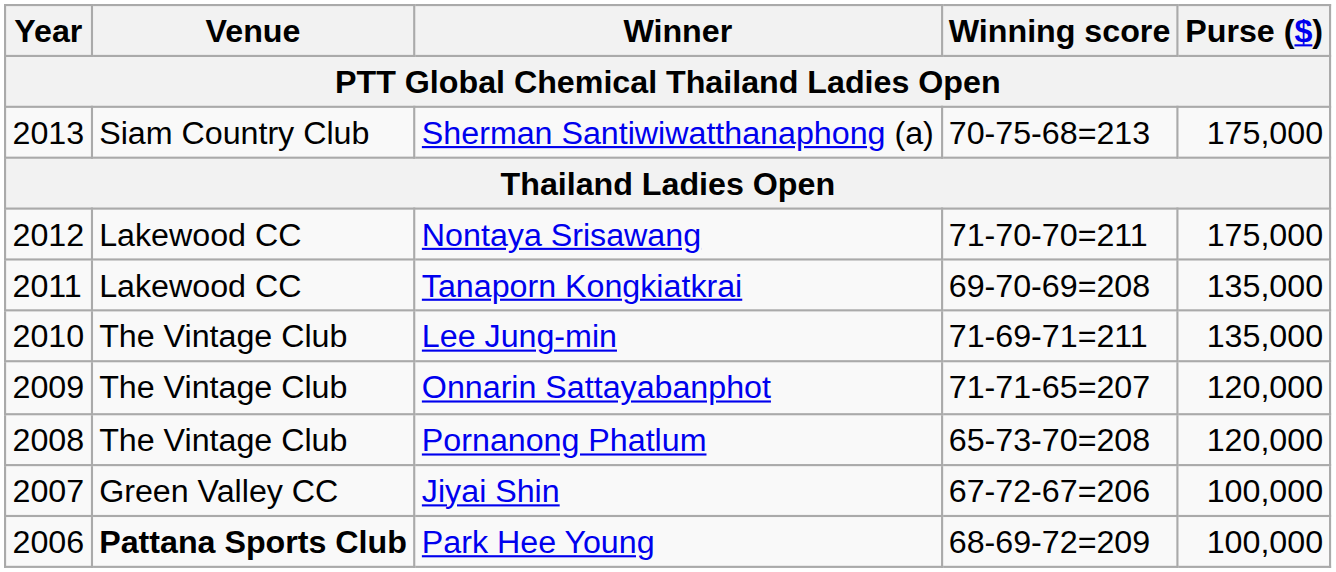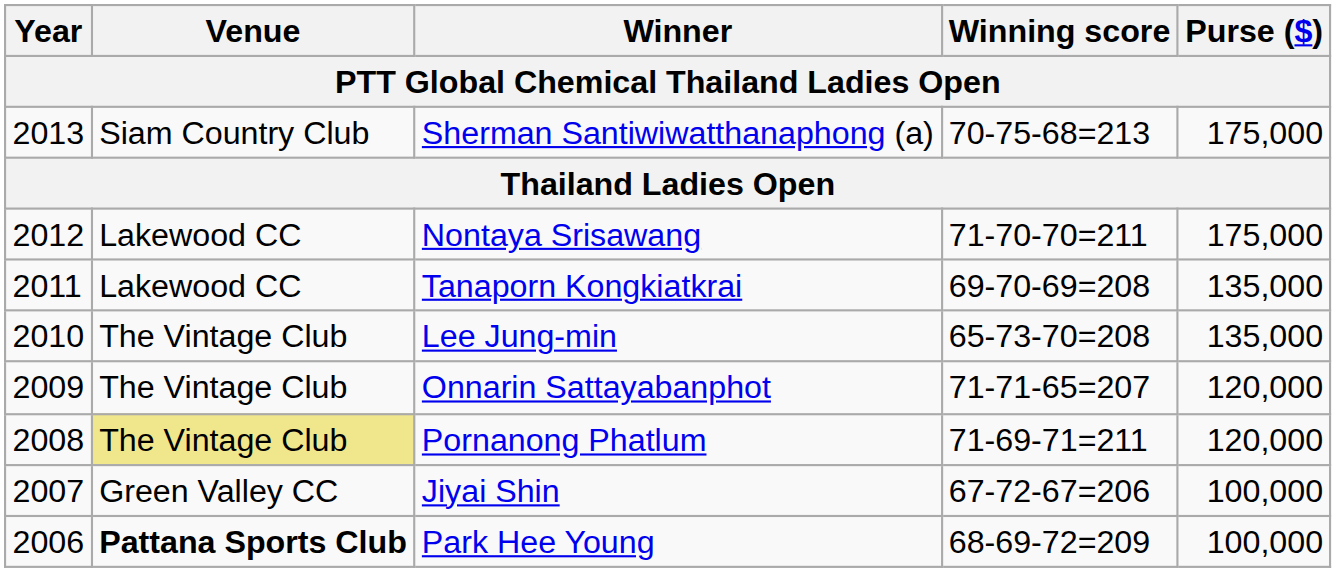(1048, 337) 71-69-71=211 -> (1049, 337) 65-73-70=208
(223, 439) no background -> (223, 439) khaki background
(1049, 439) 65-73-70=208 -> (1048, 439) 71-69-71=211
